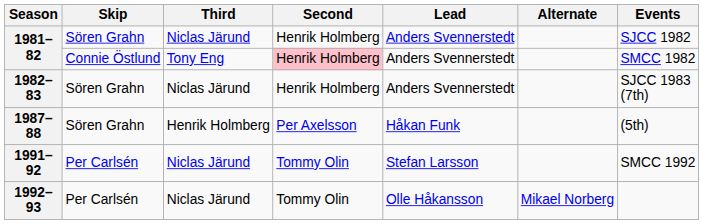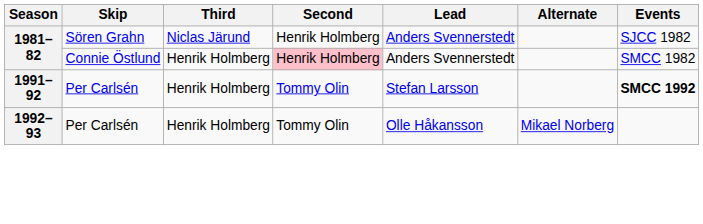(195, 59) Tony Eng -> (218, 59) Henrik Holmberg
- row: (33, 88)
- row: (33, 125)
(208, 163) Niclas Järund -> (218, 88) Henrik Holmberg
(658, 163) normal -> (658, 88) bold
(208, 200) Niclas Järund -> (218, 125) Henrik Holmberg
